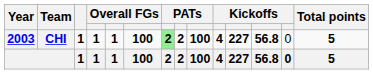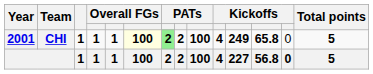(21, 39) 2003 -> (21, 39) 2001
(143, 39) no background -> (143, 39) lightyellow background
(239, 39) 227 -> (239, 39) 249
(267, 39) 56.8 -> (267, 39) 65.8
